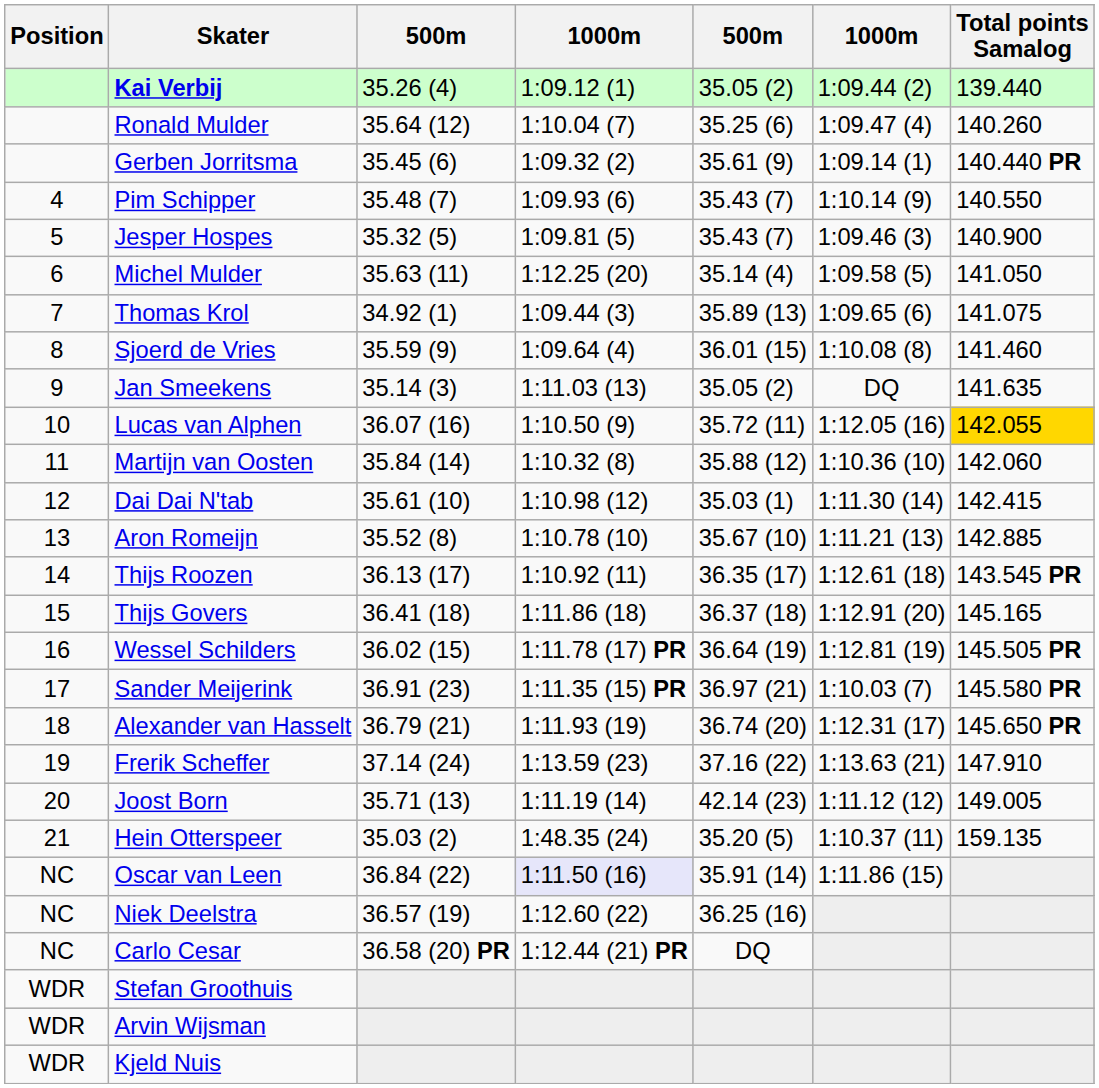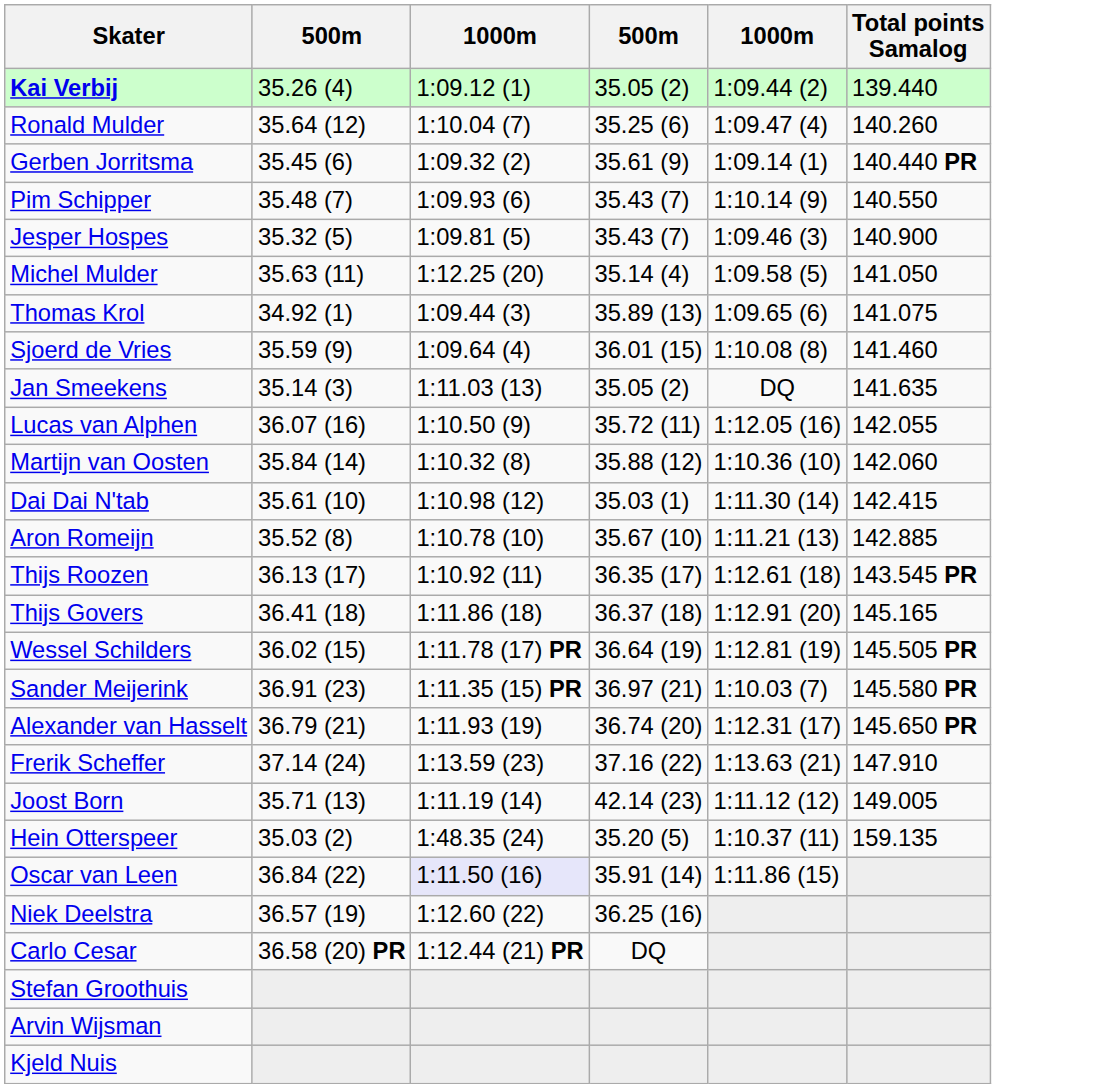- column: (57, 36)
(999, 425) gold background -> (895, 425) no background
